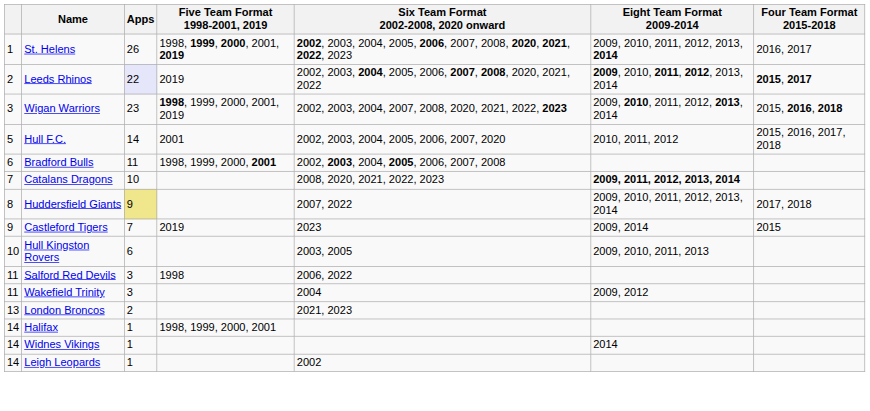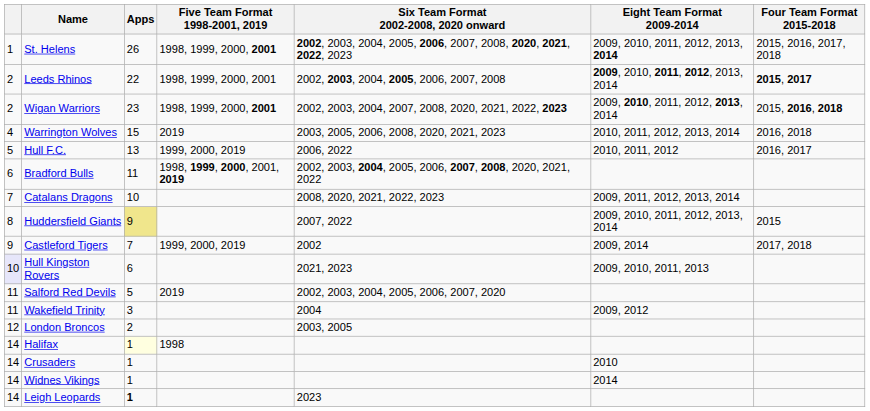(219, 49) 1998, 1999, 2000, 2001, 2019 -> (218, 49) 1998, 1999, 2000, 2001
(784, 49) 2016, 2017 -> (801, 49) 2015, 2016, 2017, 2018
(133, 79) lavender background -> (133, 79) no background
(172, 79) 2019 -> (218, 79) 1998, 1999, 2000, 2001
(433, 79) 2002, 2003, 2004, 2005, 2006, 2007, 2008, 2020, 2021, 2022 -> (401, 79) 2002, 2003, 2004, 2005, 2006, 2007, 2008
(10, 109) 3 -> (10, 109) 2
(219, 109) 1998, 1999, 2000, 2001, 2019 -> (218, 109) 1998, 1999, 2000, 2001
+ row: (71, 132)
(133, 139) 14 -> (133, 150) 13
(172, 139) 2001 -> (202, 150) 1999, 2000, 2019
(401, 139) 2002, 2003, 2004, 2005, 2006, 2007, 2020 -> (324, 150) 2006, 2022
(801, 139) 2015, 2016, 2017, 2018 -> (784, 150) 2016, 2017
(218, 162) 1998, 1999, 2000, 2001 -> (219, 174) 1998, 1999, 2000, 2001, 2019
(401, 162) 2002, 2003, 2004, 2005, 2006, 2007, 2008 -> (433, 174) 2002, 2003, 2004, 2005, 2006, 2007, 2008, 2020, 2021, 2022
(667, 180) bold -> (666, 197) normal
(784, 204) 2017, 2018 -> (769, 221) 2015
(172, 227) 2019 -> (202, 245) 1999, 2000, 2019
(309, 227) 2023 -> (309, 245) 2002
(769, 227) 2015 -> (784, 245) 2017, 2018
(13, 251) no background -> (13, 269) lavender background
(324, 251) 2003, 2005 -> (324, 269) 2021, 2023
(130, 275) 3 -> (130, 292) 5
(172, 275) 1998 -> (172, 292) 2019
(324, 275) 2006, 2022 -> (401, 292) 2002, 2003, 2004, 2005, 2006, 2007, 2020
(13, 310) 13 -> (13, 327) 12
(324, 310) 2021, 2023 -> (324, 327) 2003, 2005
(130, 327) no background -> (130, 345) lightyellow background
(218, 327) 1998, 1999, 2000, 2001 -> (172, 345) 1998
+ row: (50, 362)
(130, 362) normal -> (130, 397) bold
(309, 362) 2002 -> (309, 397) 2023
